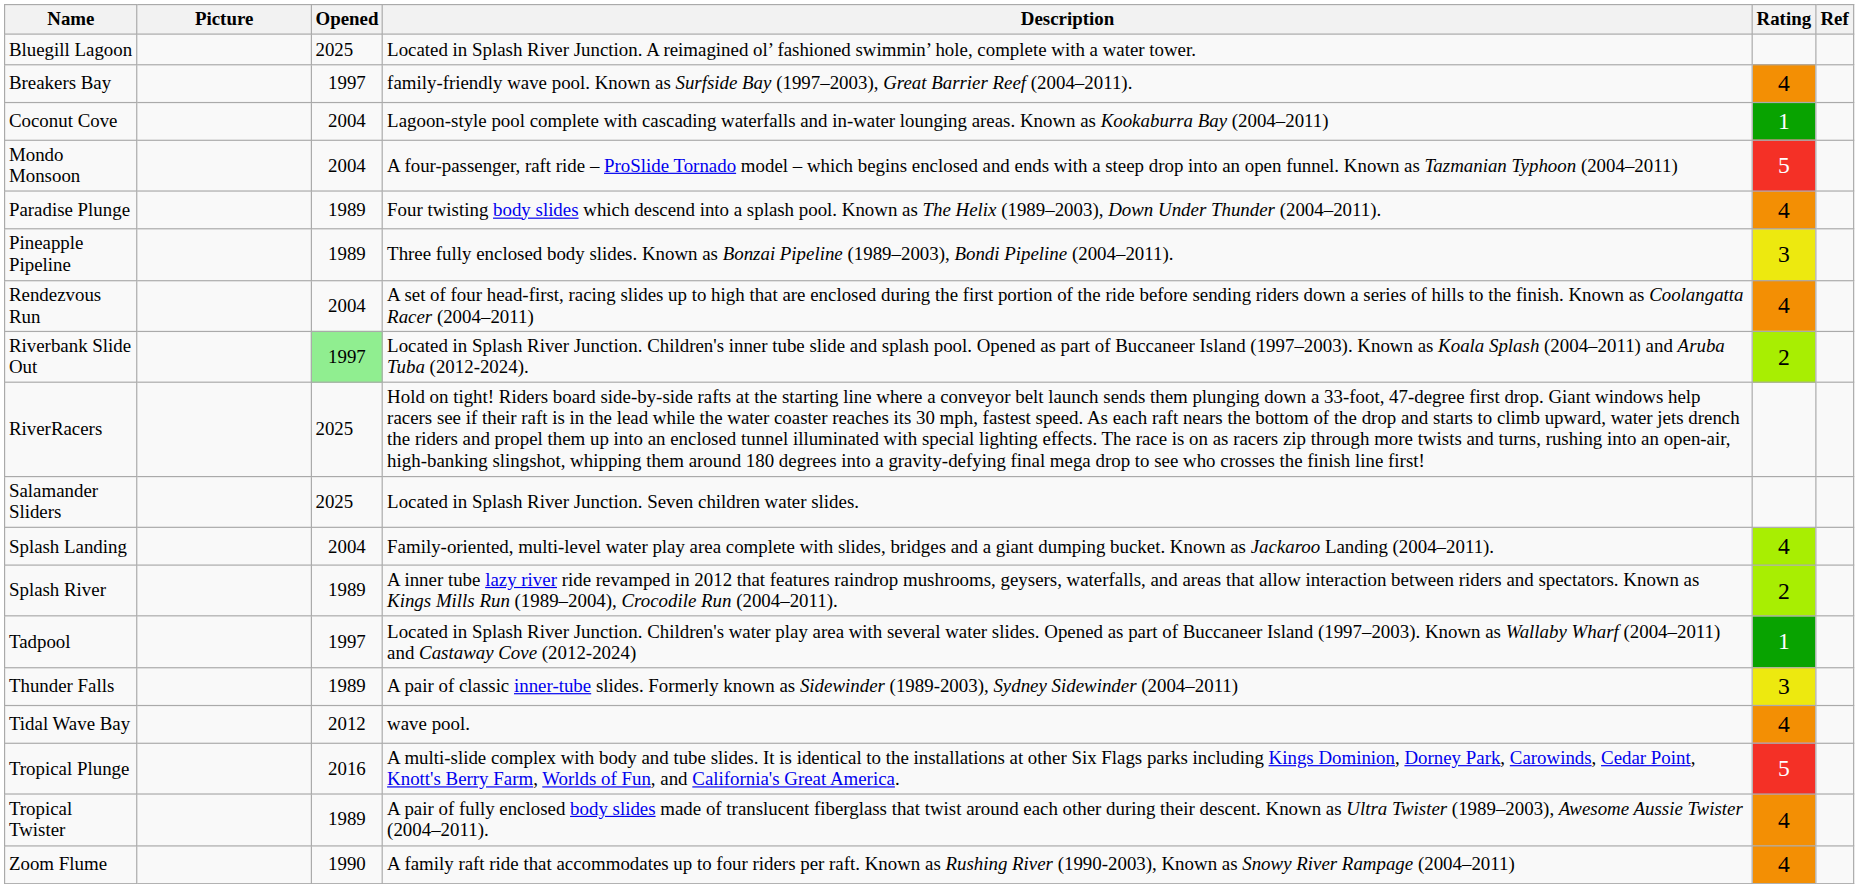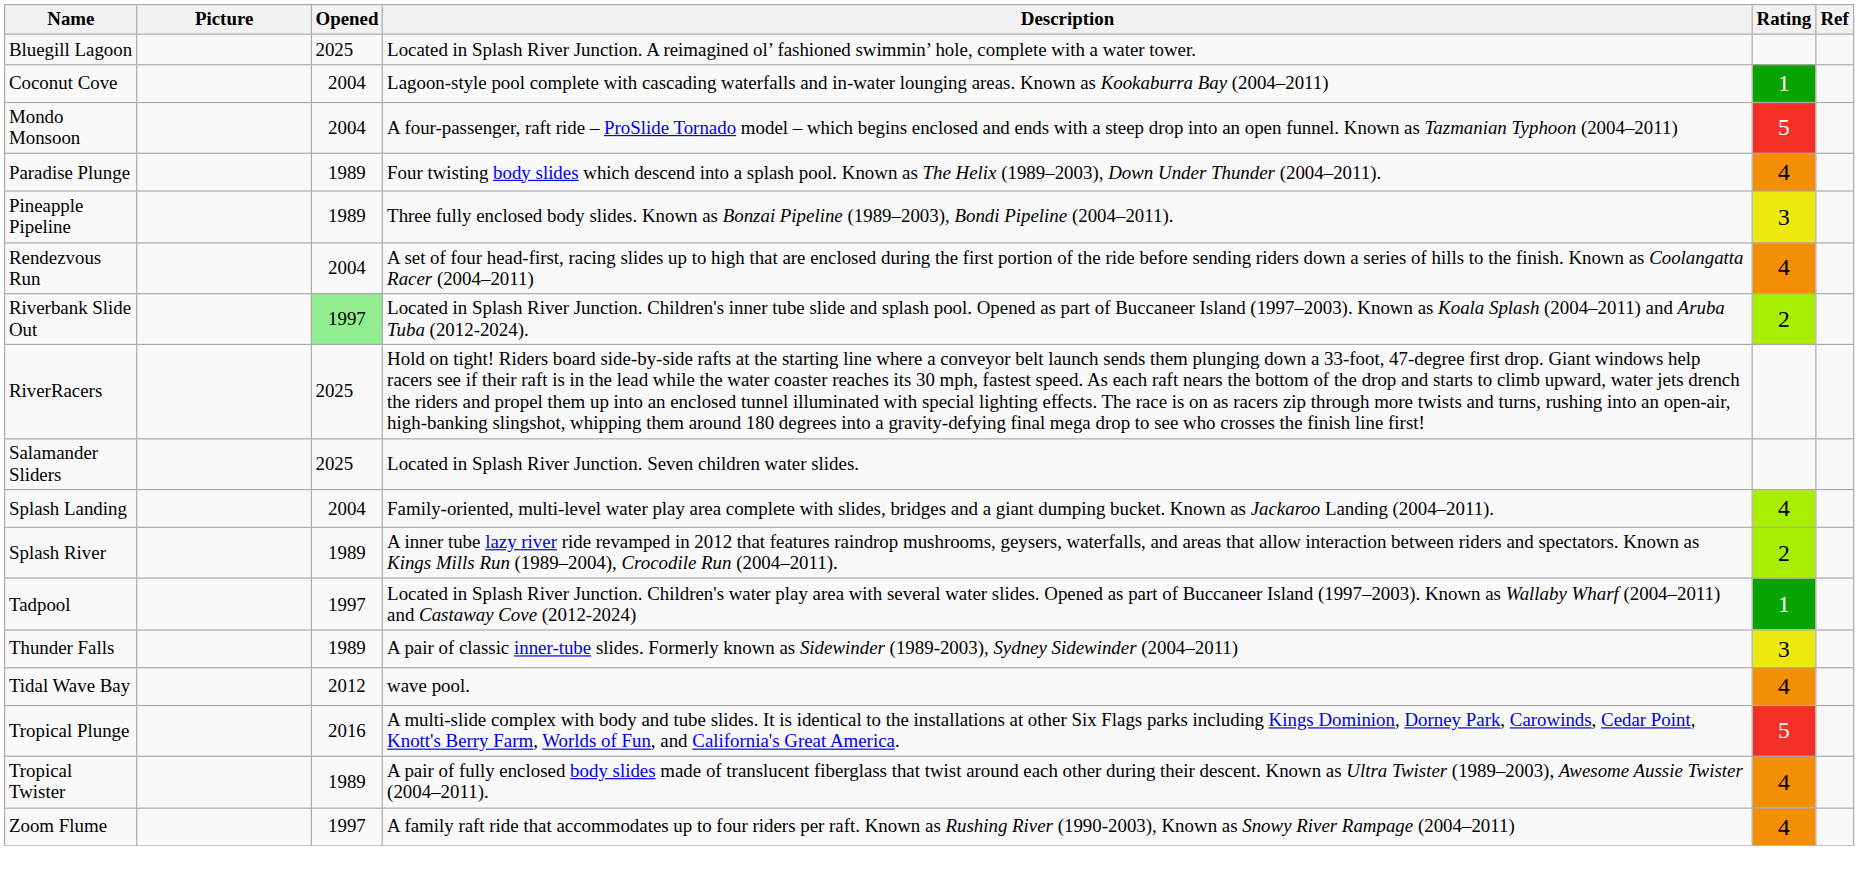- row: (60, 83)
(347, 864) 1990 -> (347, 826) 1997
